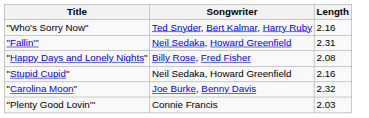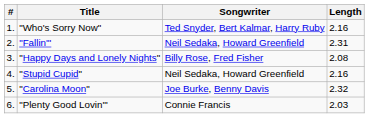+ column: (11, 12)
